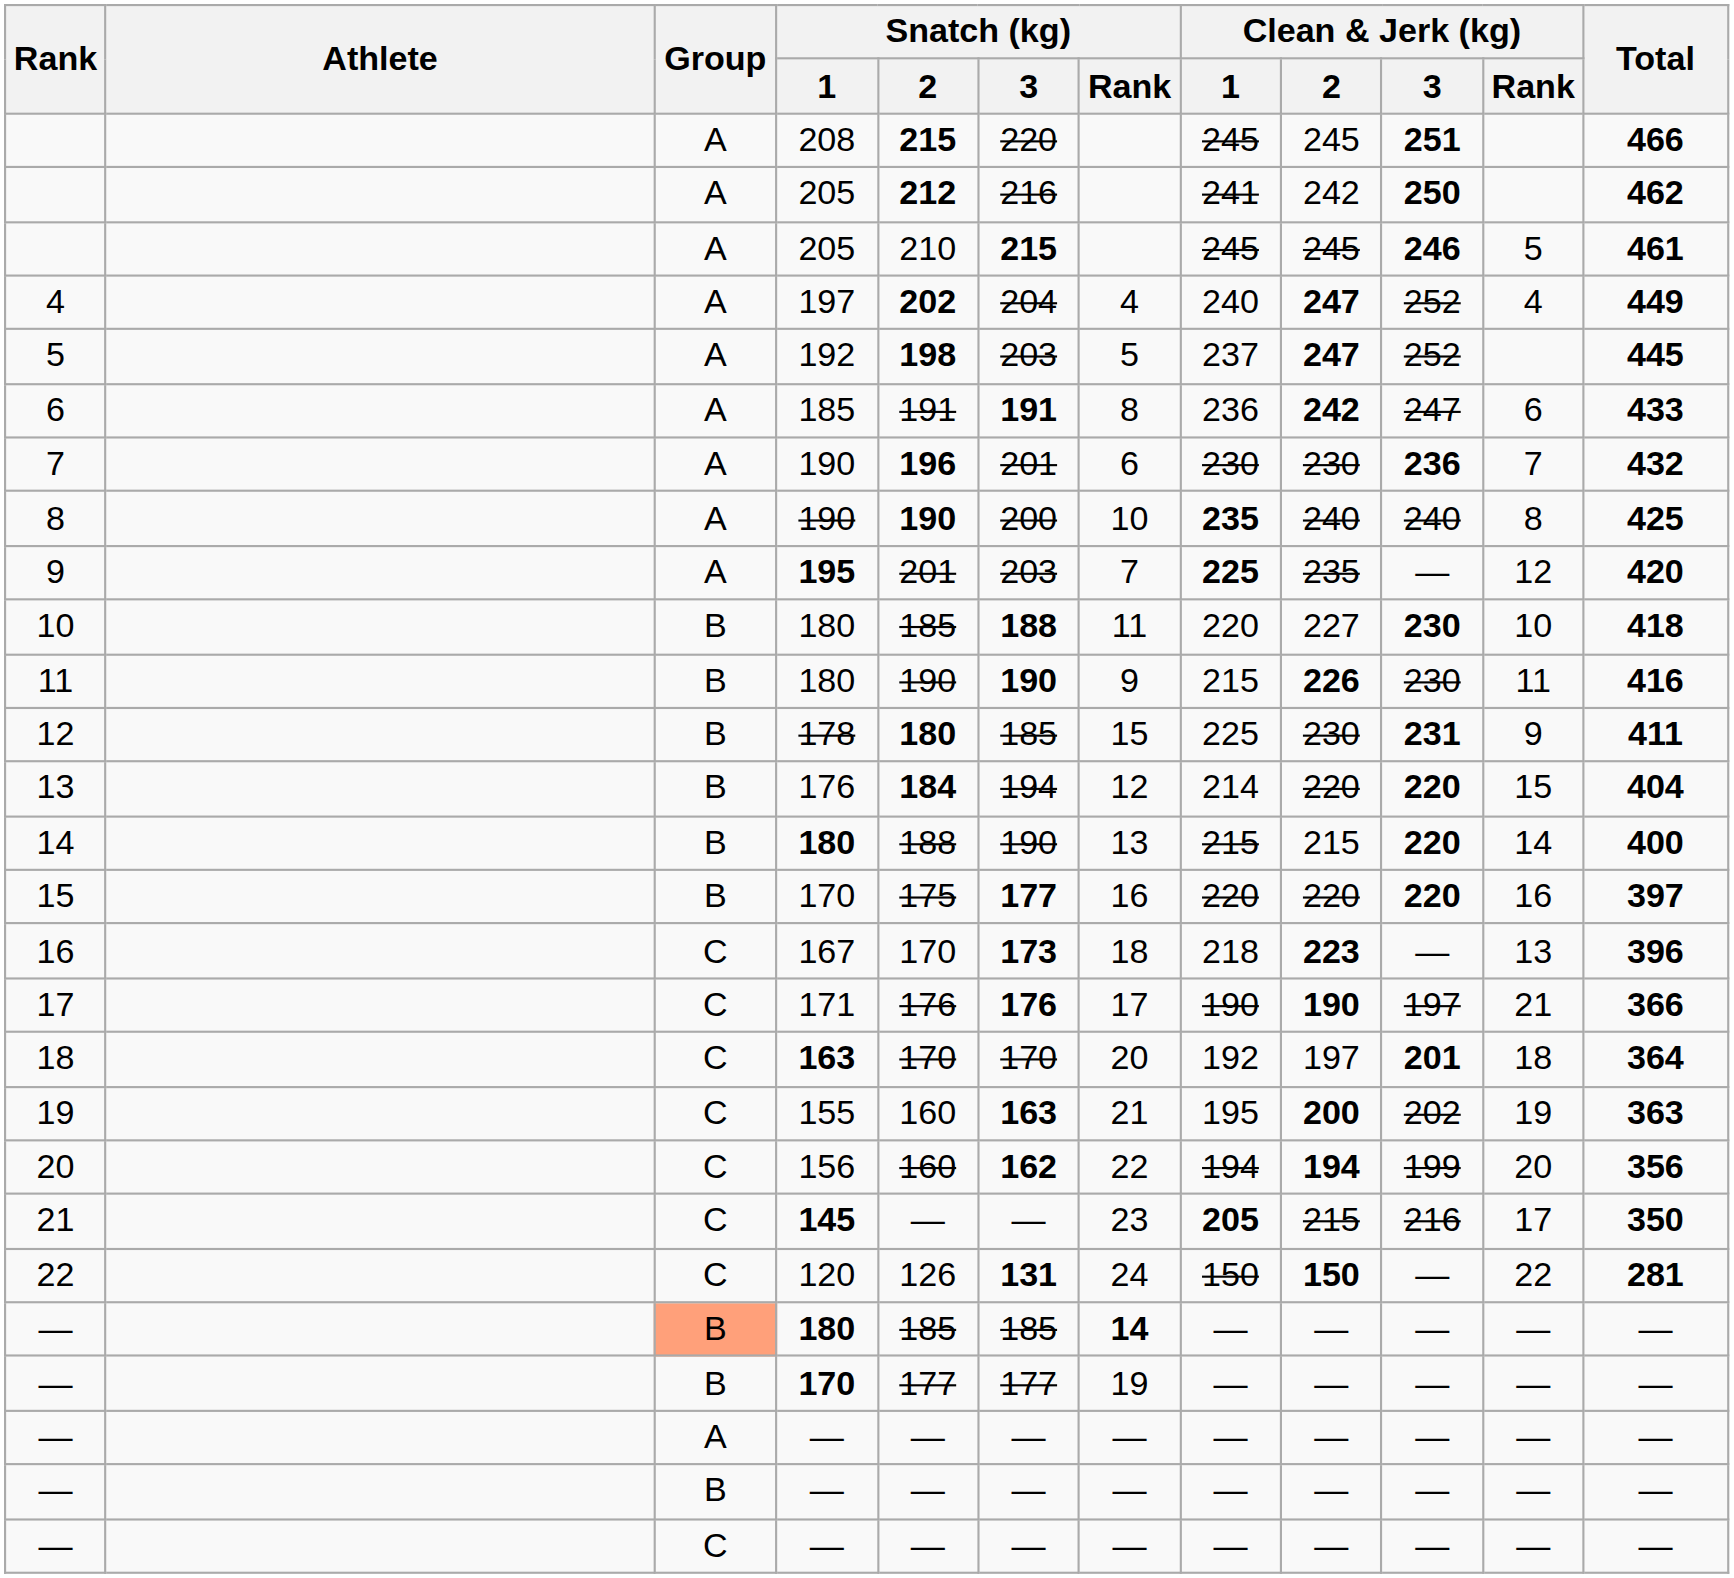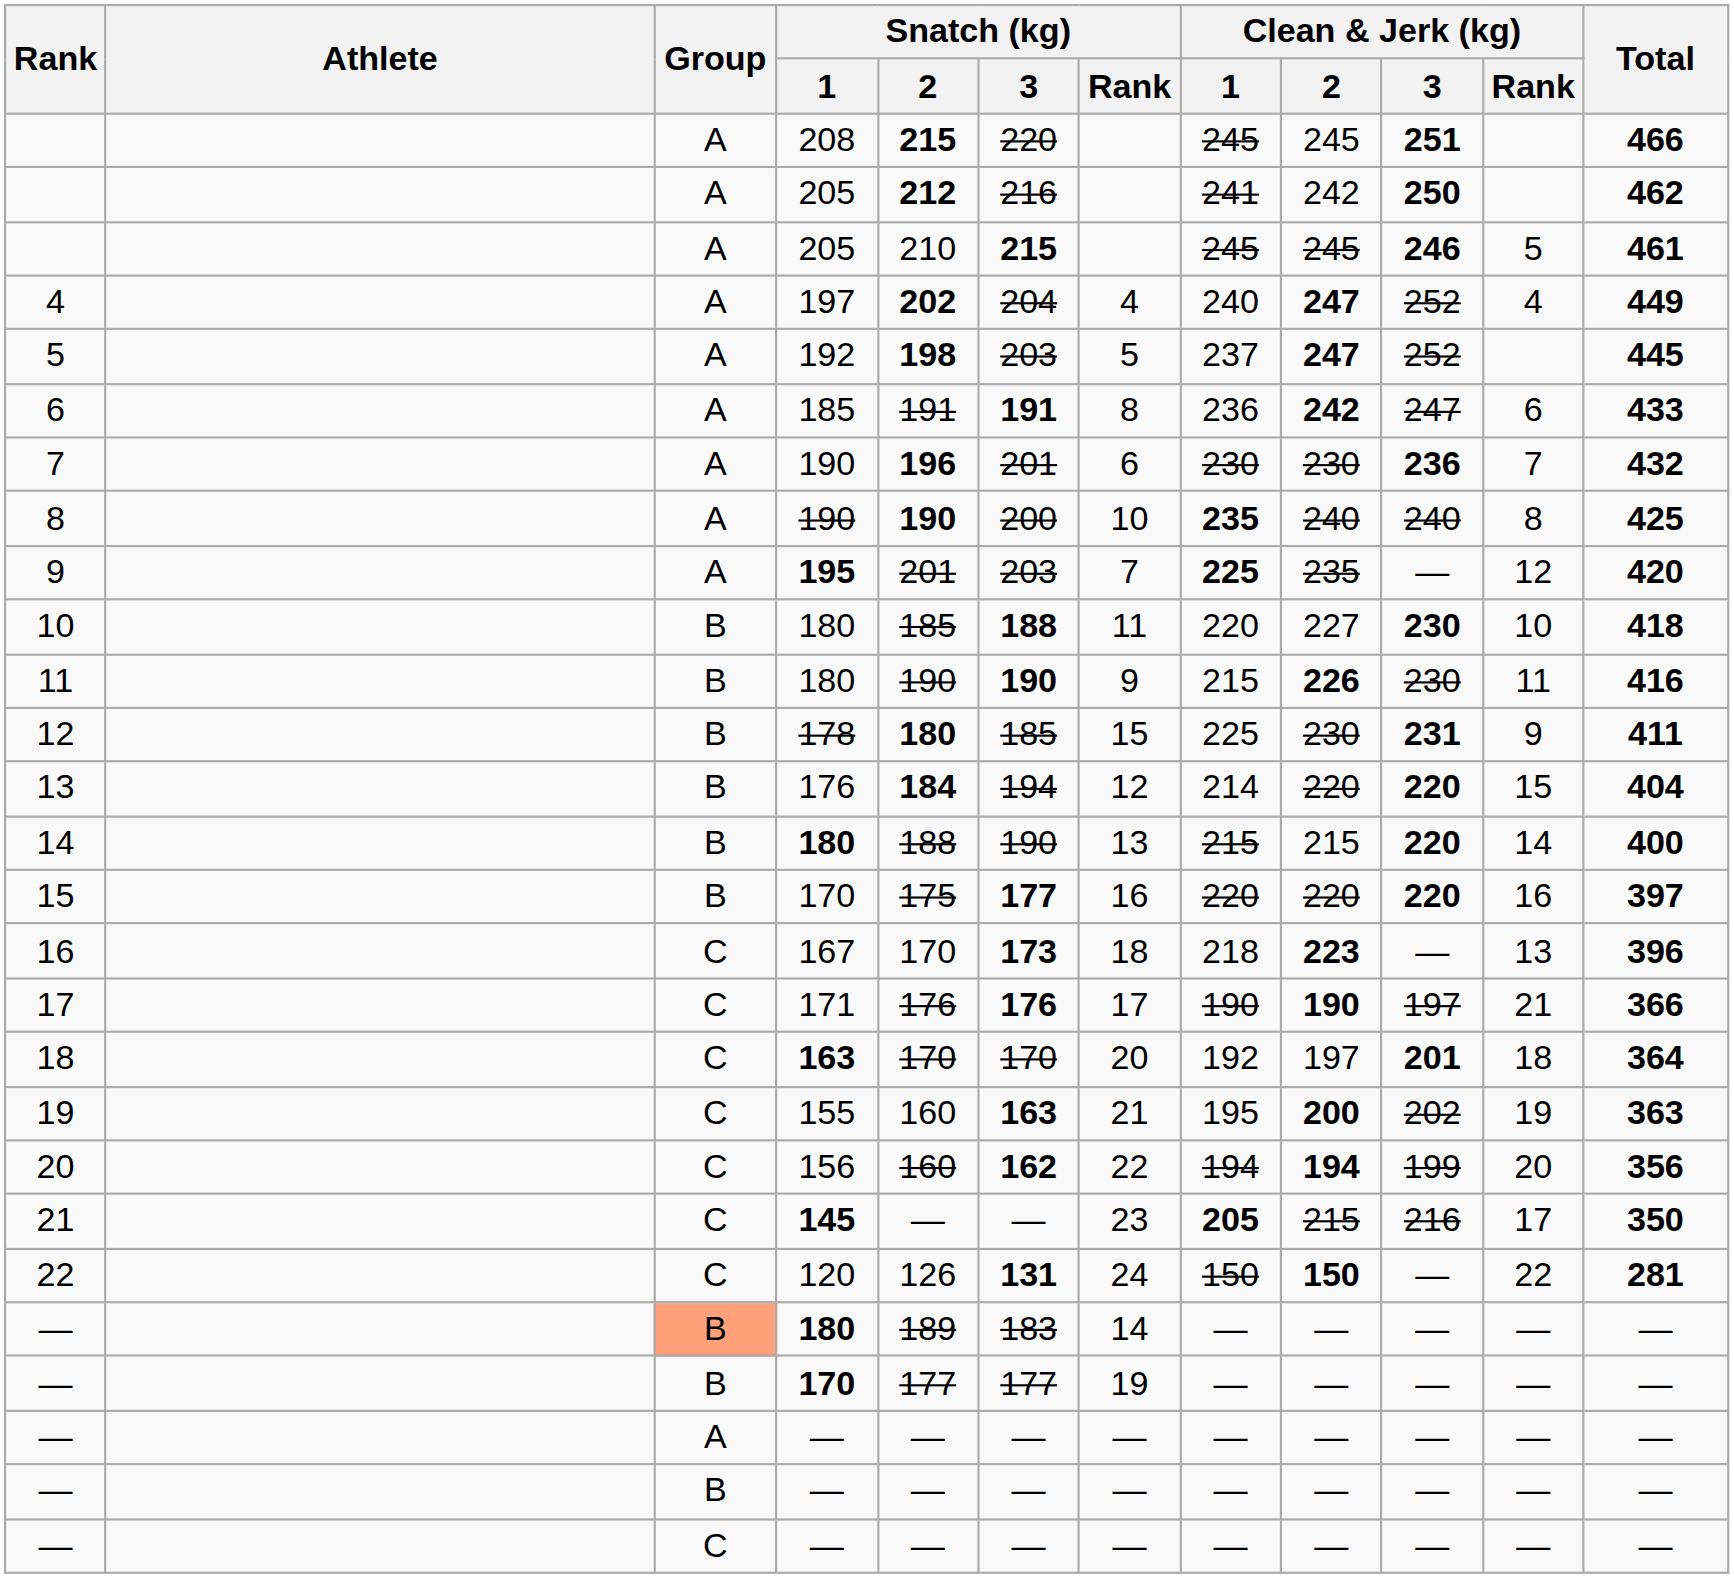(928, 1328) 185 -> (928, 1328) 189
(1029, 1328) 185 -> (1029, 1328) 183
(1130, 1328) bold -> (1130, 1328) normal
